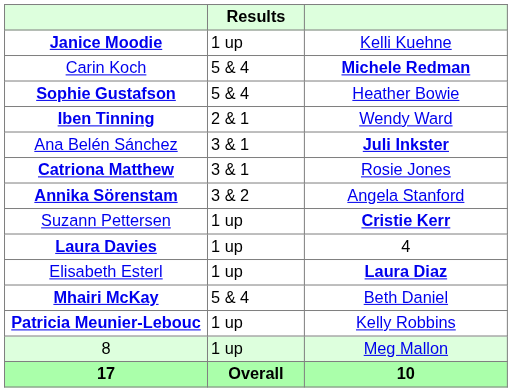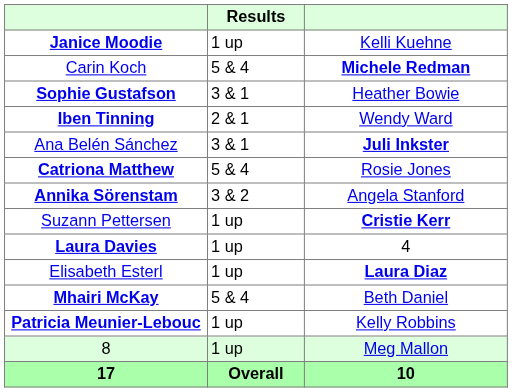(230, 93) 5 & 4 -> (230, 93) 3 & 1
(230, 170) 3 & 1 -> (230, 170) 5 & 4
